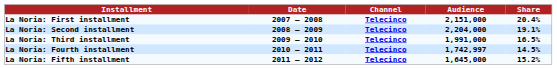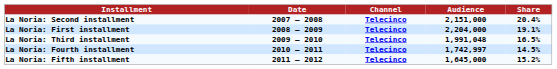(67, 20) La Noria: First installment -> (70, 20) La Noria: Second installment
(70, 29) La Noria: Second installment -> (67, 29) La Noria: First installment
(466, 39) 1,991,000 -> (466, 39) 1,991,048
